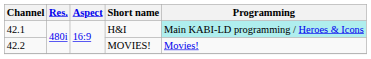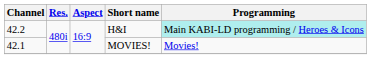(16, 29) 42.1 -> (16, 29) 42.2
(16, 45) 42.2 -> (16, 45) 42.1
